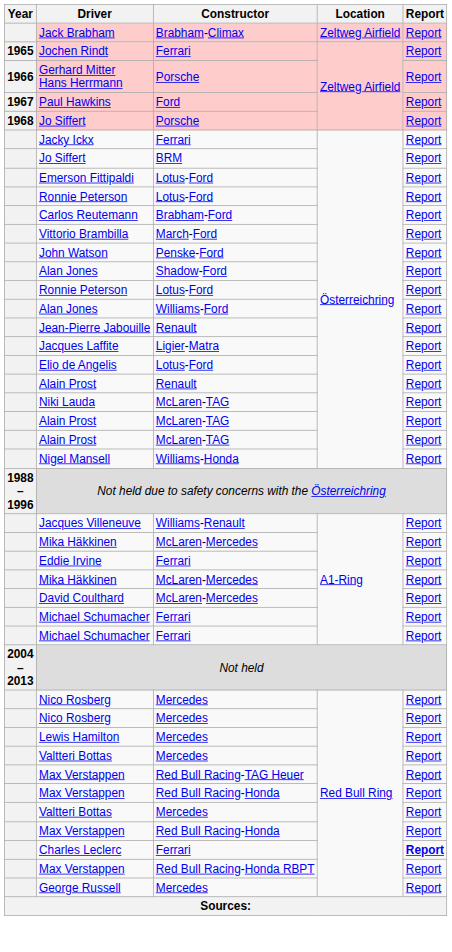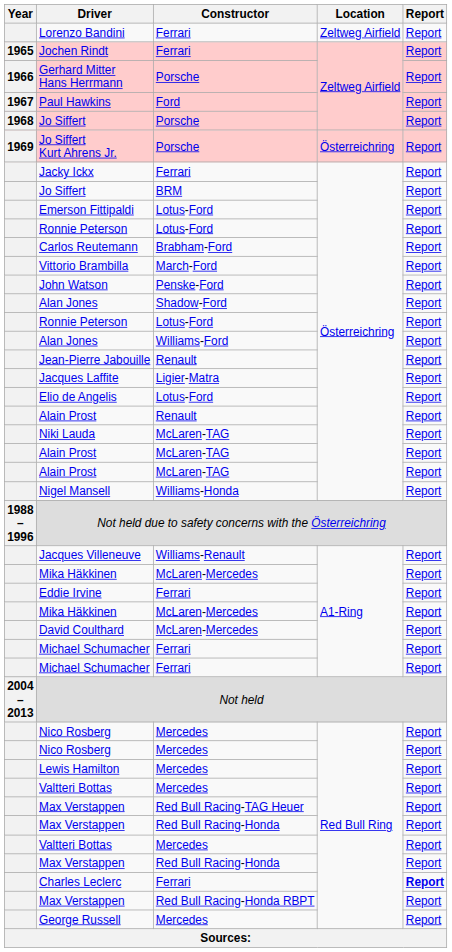- row: (77, 33)
+ row: (82, 33)
+ row: (78, 146)
